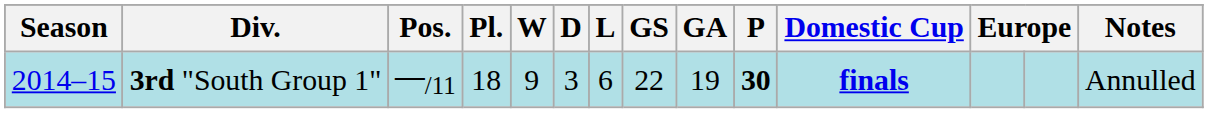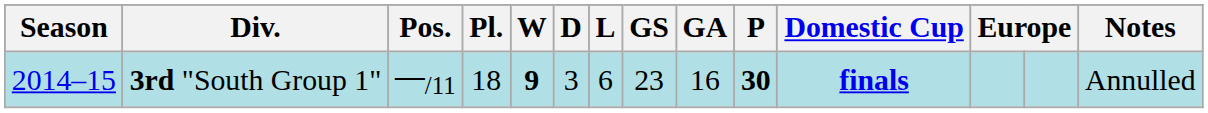(532, 79) normal -> (532, 79) bold
(649, 79) 22 -> (649, 79) 23
(705, 79) 19 -> (705, 79) 16
